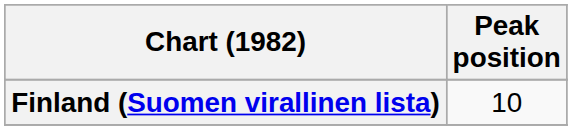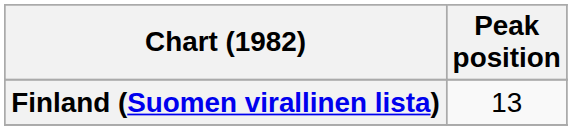(507, 102) 10 -> (507, 102) 13
